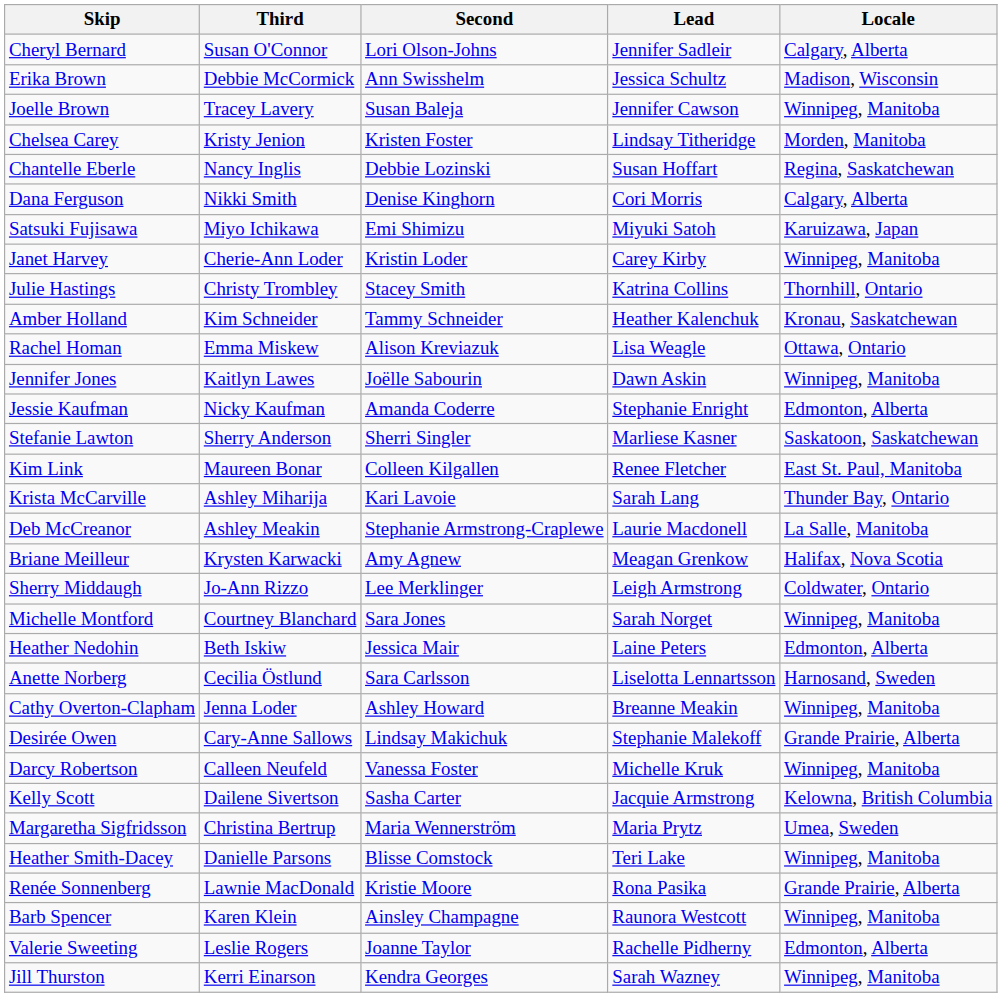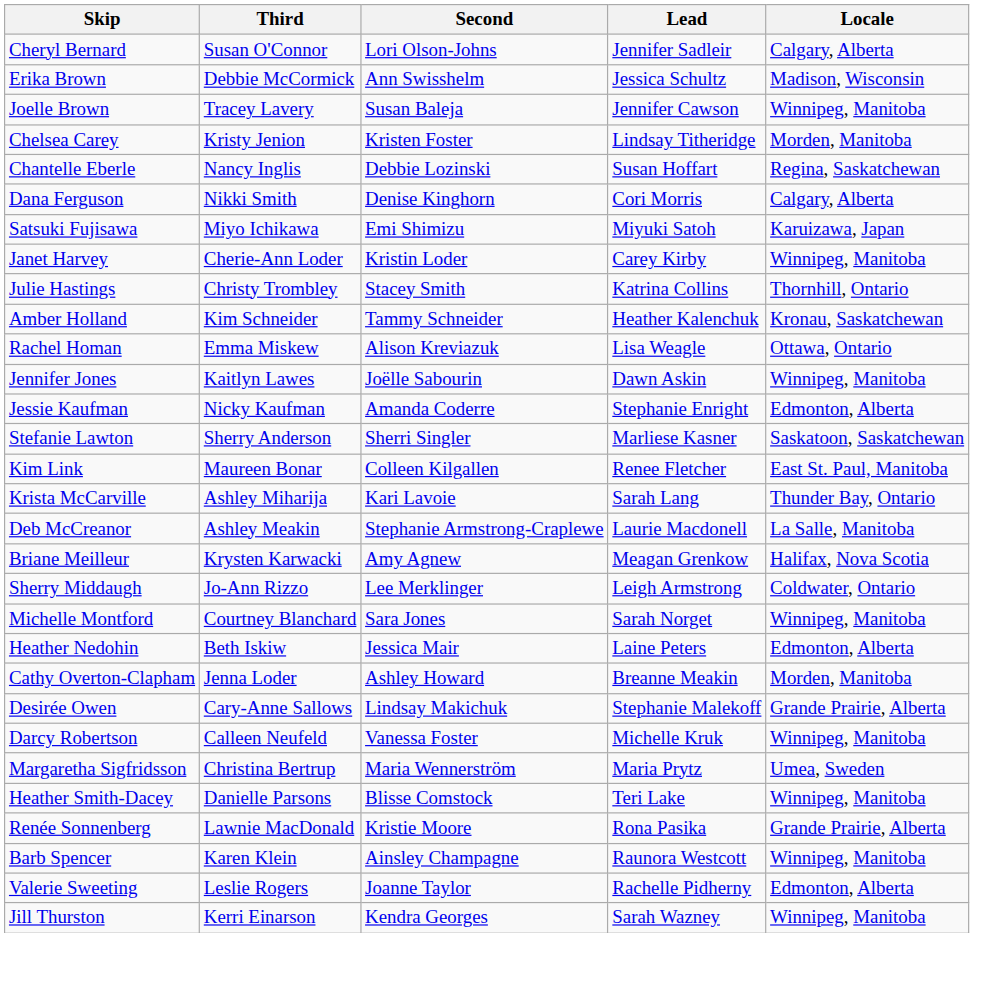- row: (68, 678)
(862, 708) Winnipeg, Manitoba -> (841, 678) Morden, Manitoba
- row: (52, 797)
